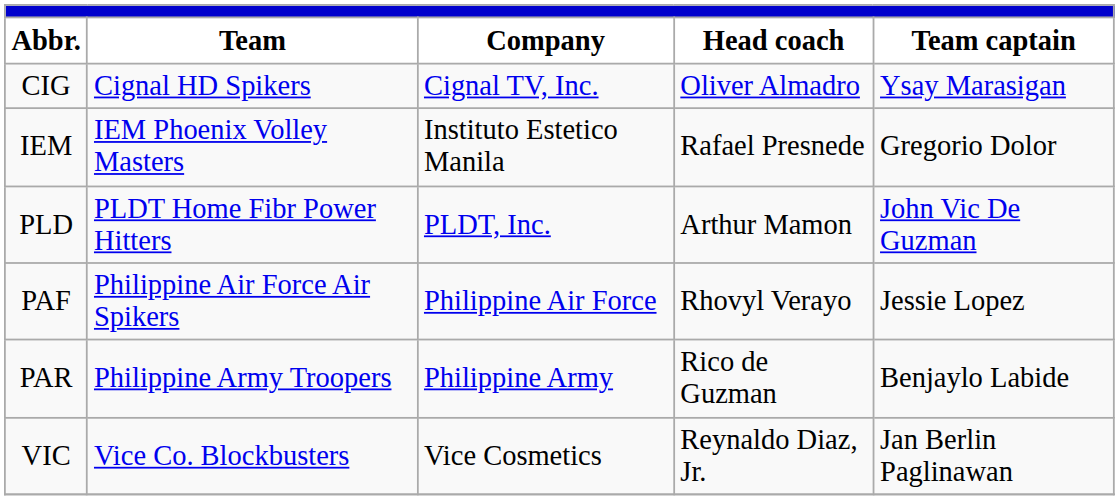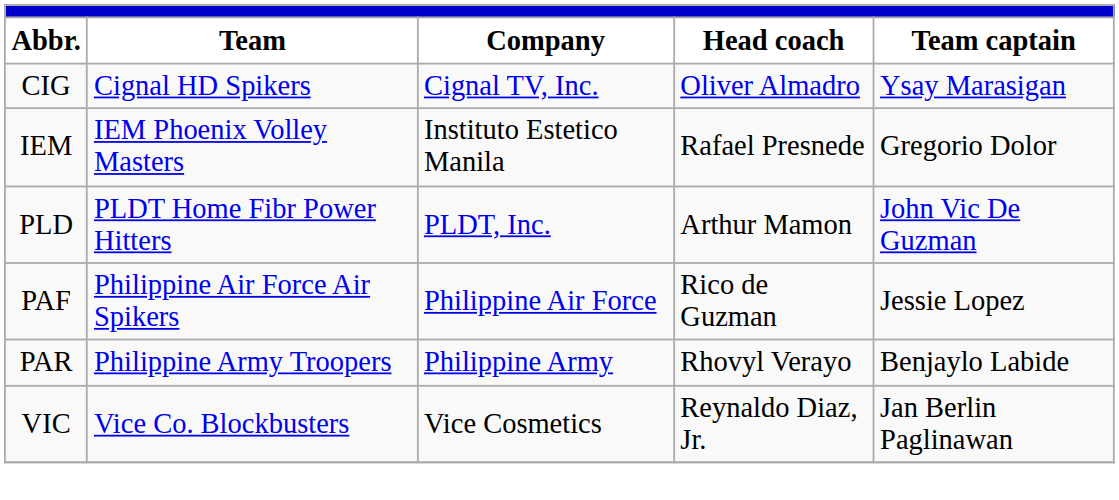(766, 300) Rhovyl Verayo -> (729, 300) Rico de Guzman
(729, 378) Rico de Guzman -> (766, 362) Rhovyl Verayo
